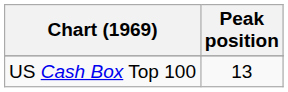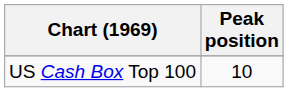(242, 71) 13 -> (242, 71) 10
